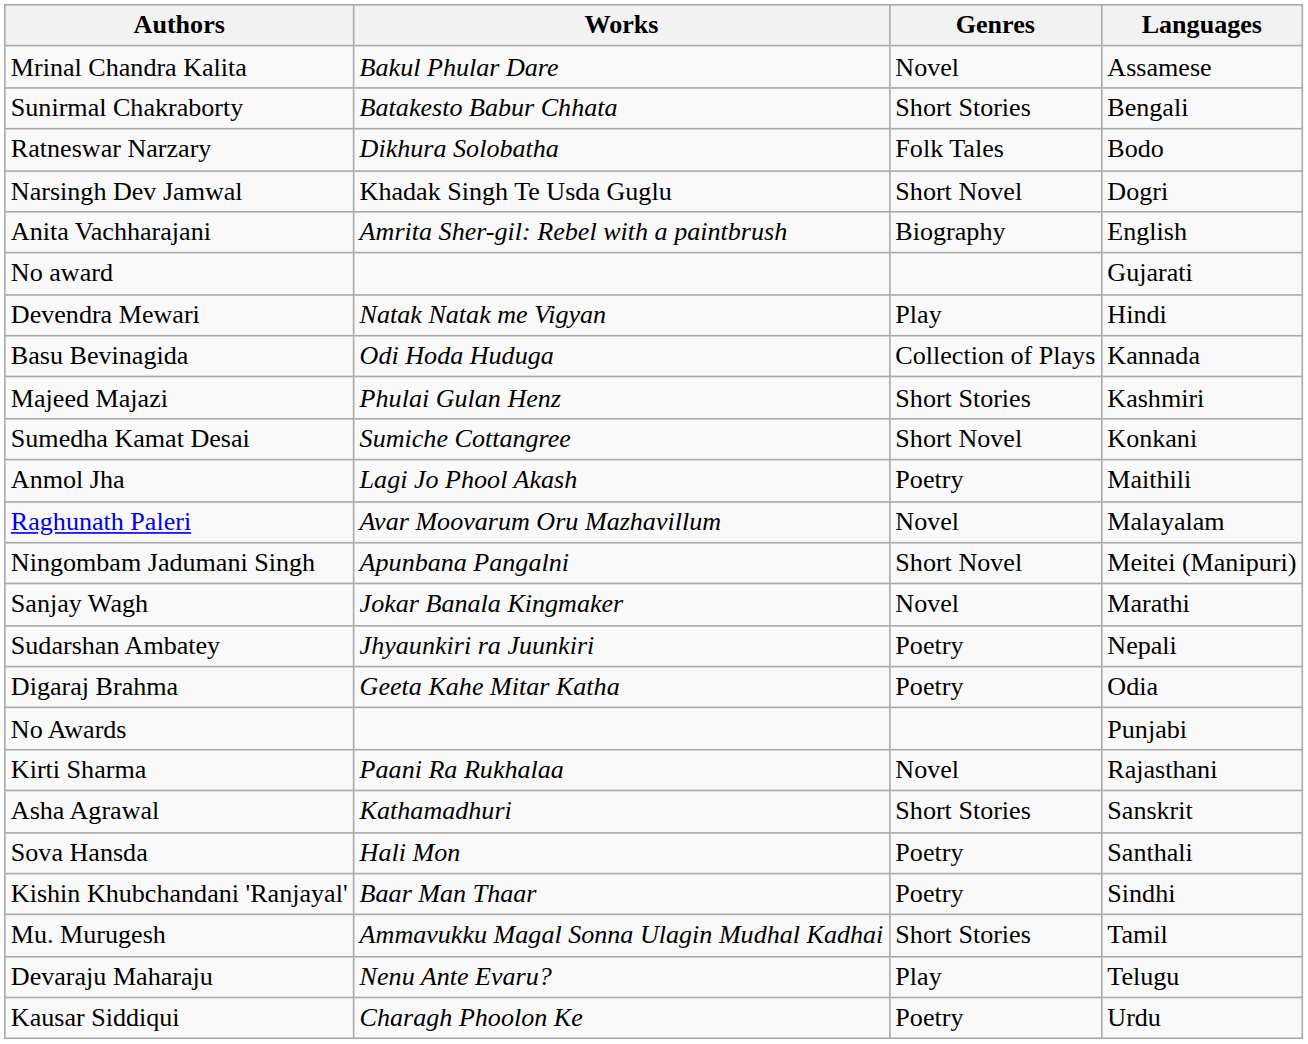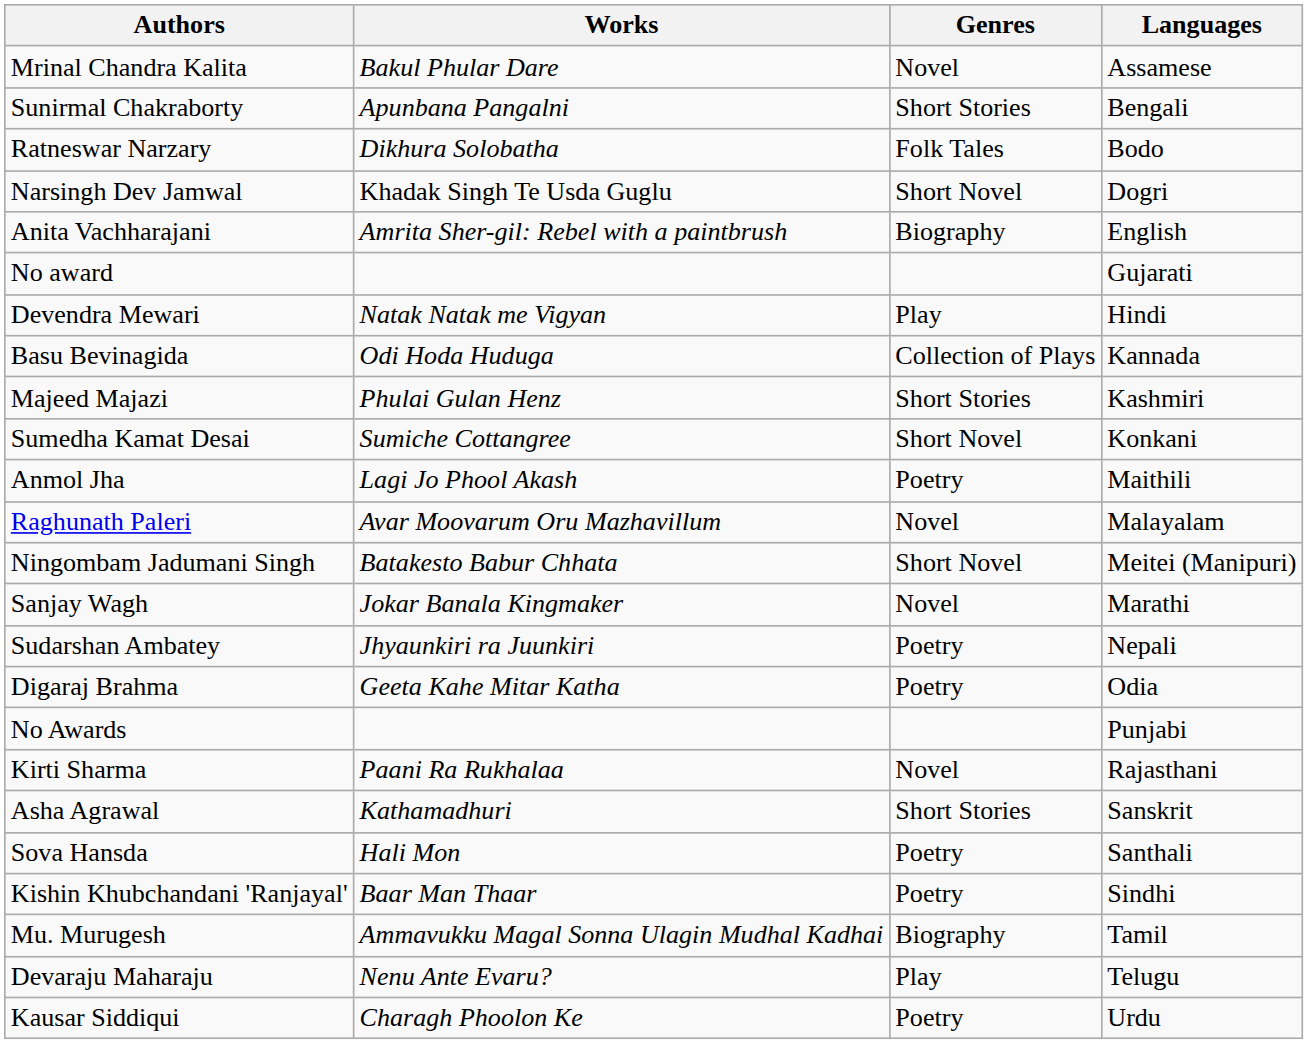(489, 107) Batakesto Babur Chhata -> (464, 107) Apunbana Pangalni
(464, 562) Apunbana Pangalni -> (489, 562) Batakesto Babur Chhata
(963, 935) Short Stories -> (950, 935) Biography
